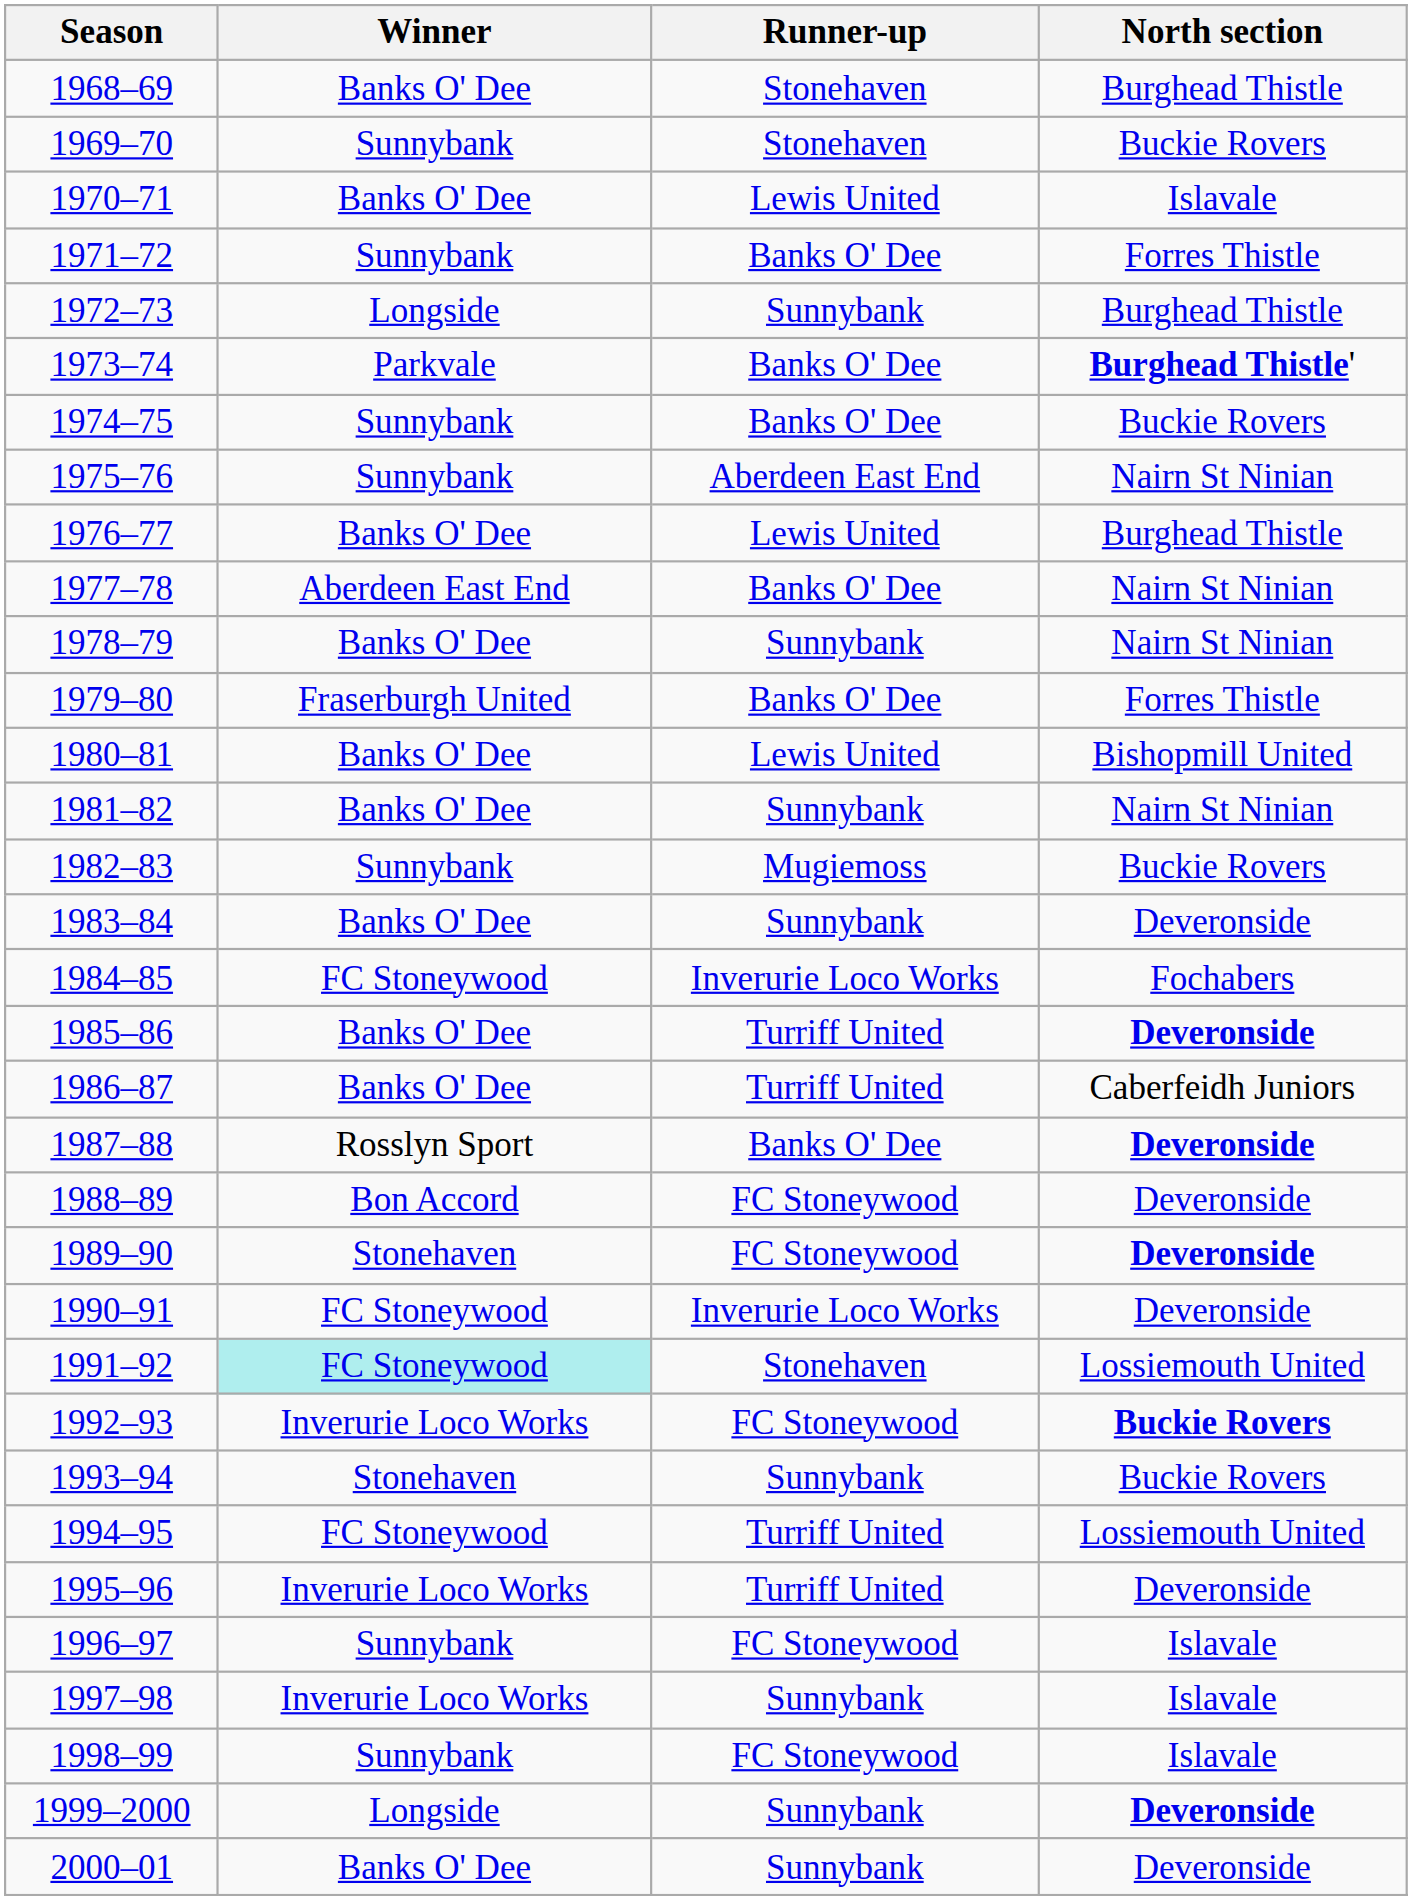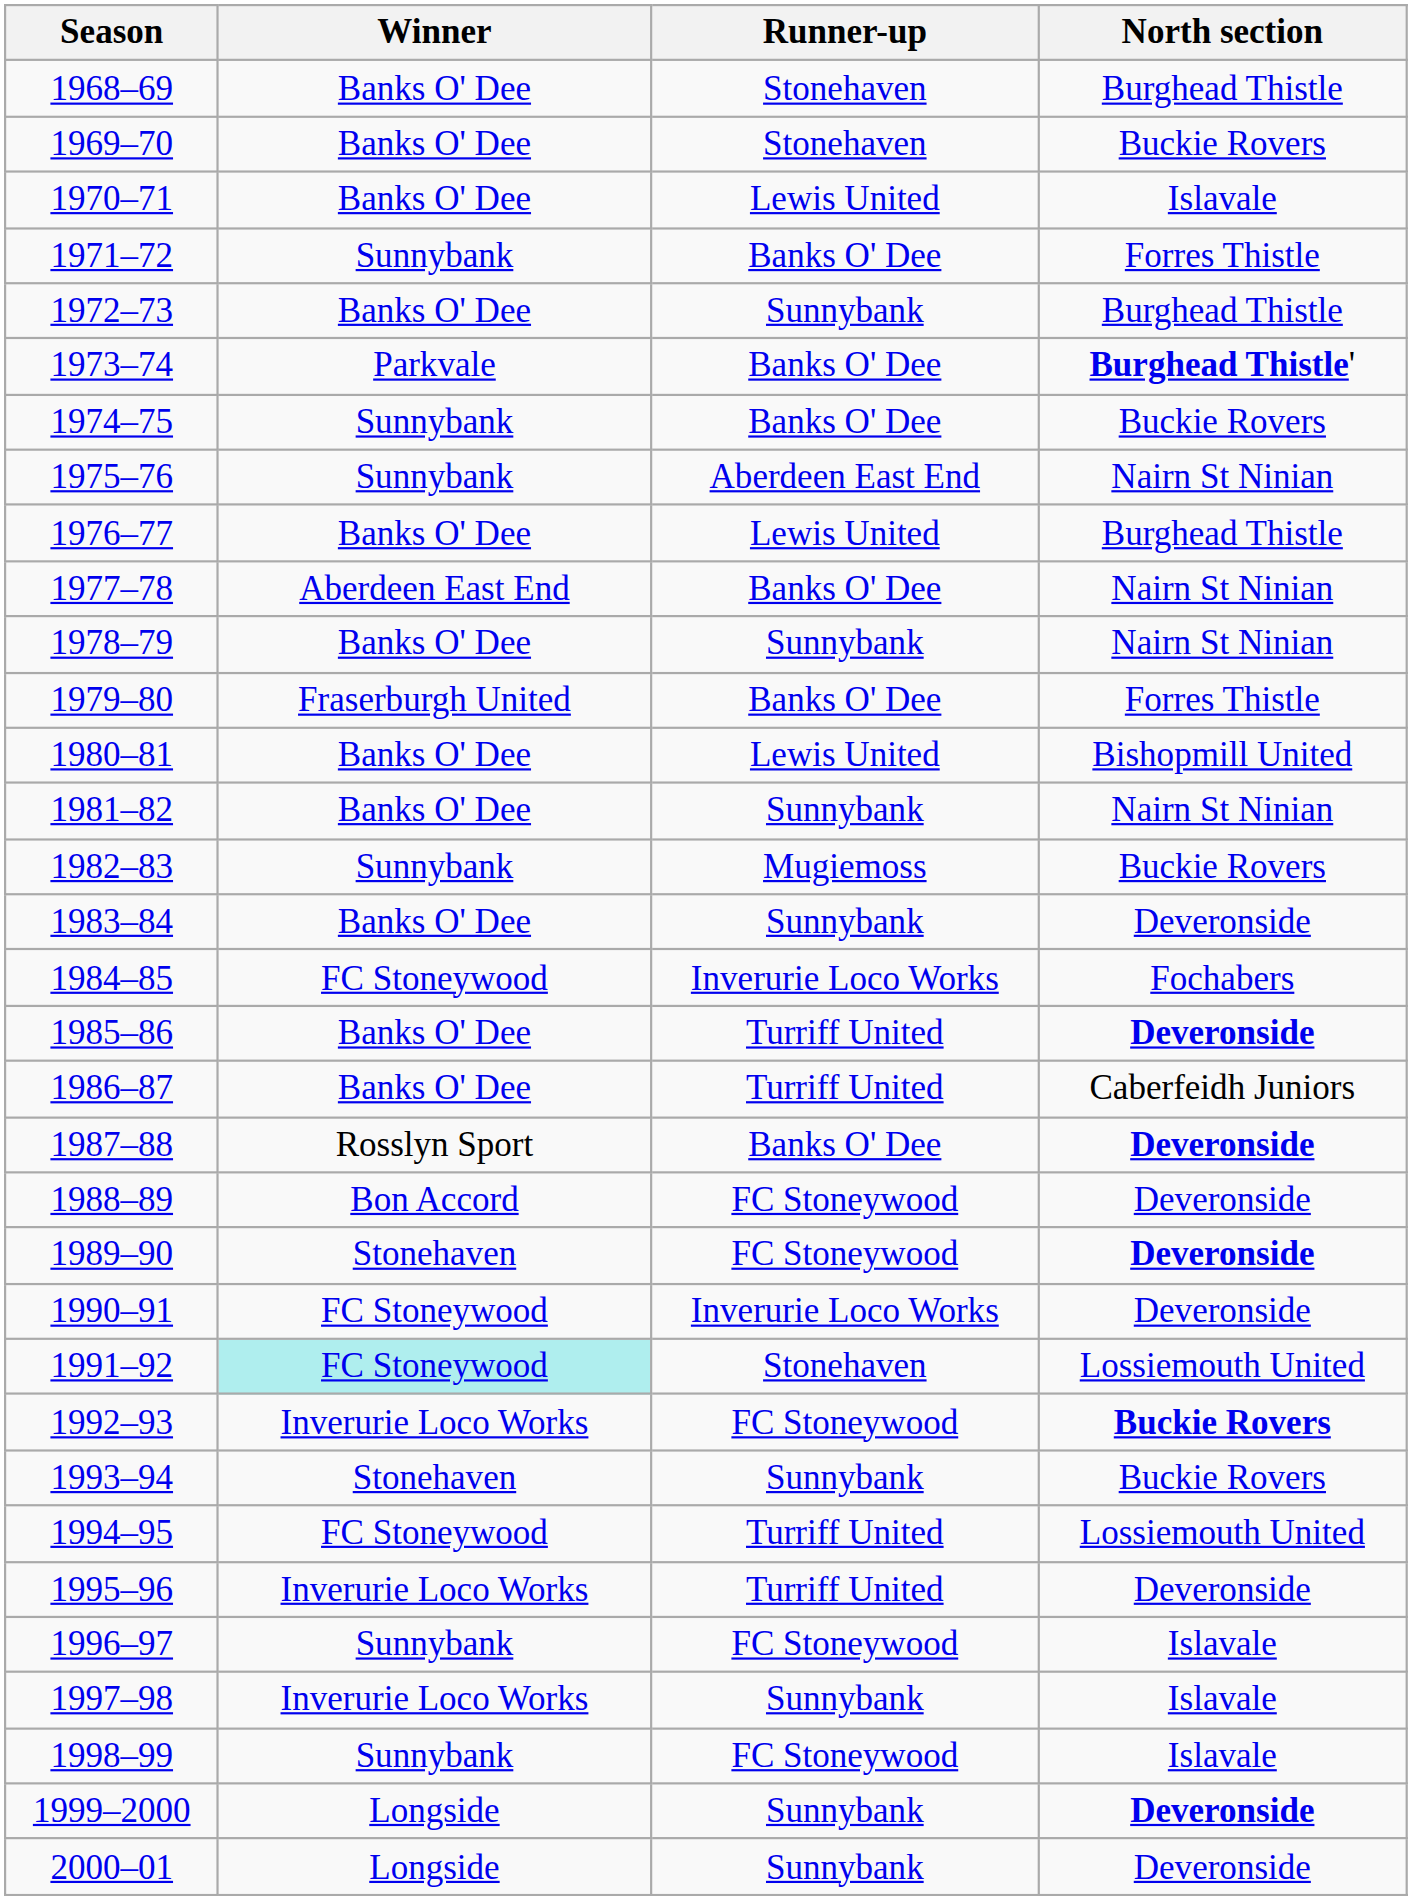(434, 143) Sunnybank -> (434, 143) Banks O' Dee
(434, 310) Longside -> (434, 310) Banks O' Dee
(434, 1866) Banks O' Dee -> (434, 1866) Longside
